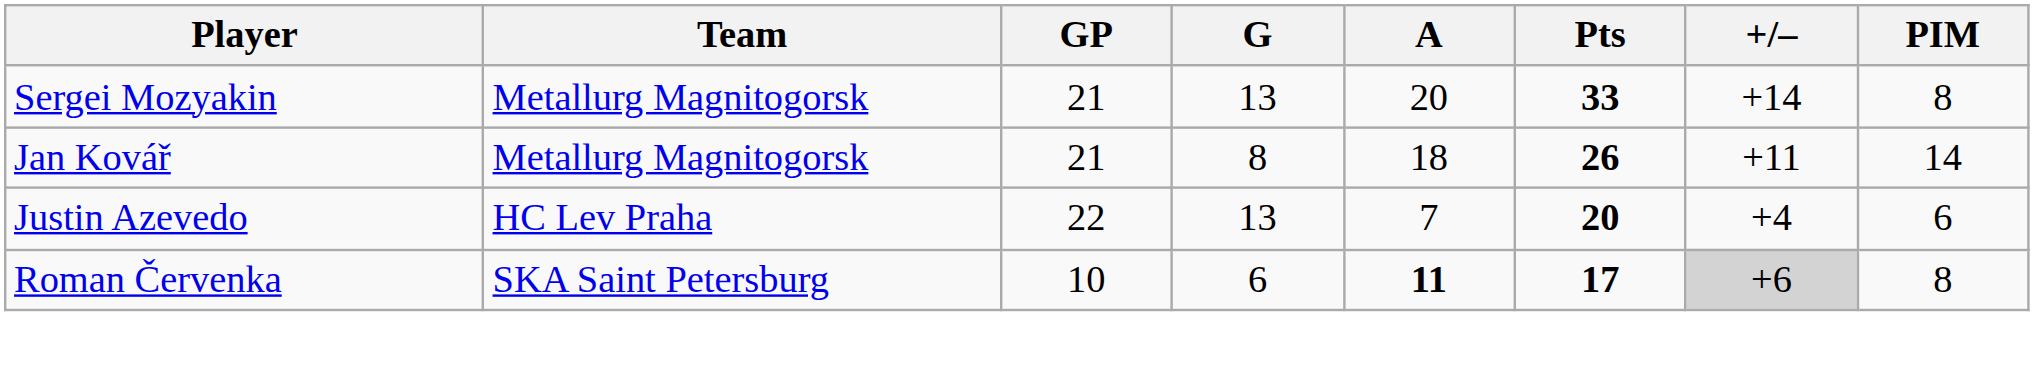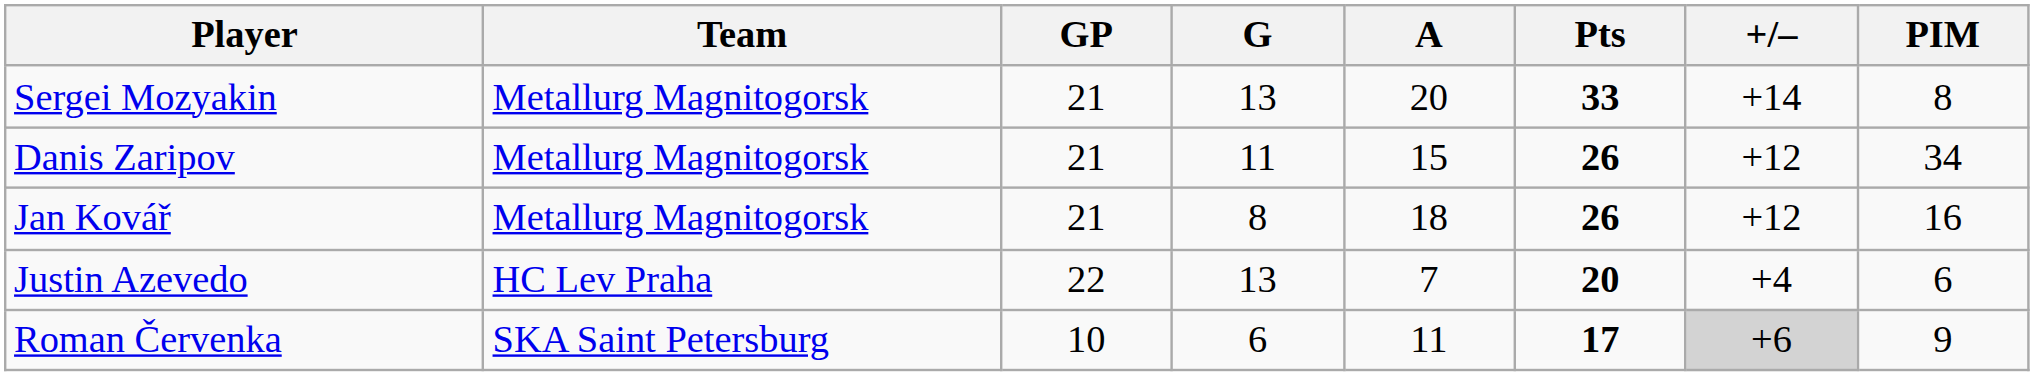+ row: (124, 156)
(1771, 156) +11 -> (1771, 217) +12
(1943, 156) 14 -> (1943, 217) 16
(1429, 278) bold -> (1429, 339) normal
(1943, 278) 8 -> (1943, 339) 9
